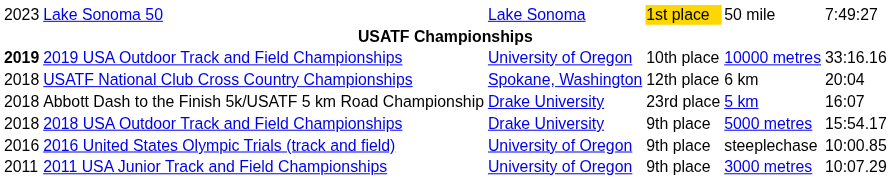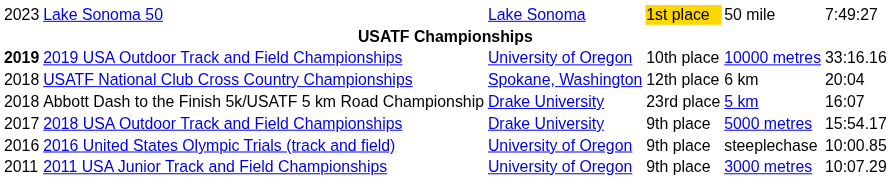(22, 123) 2018 -> (22, 123) 2017
